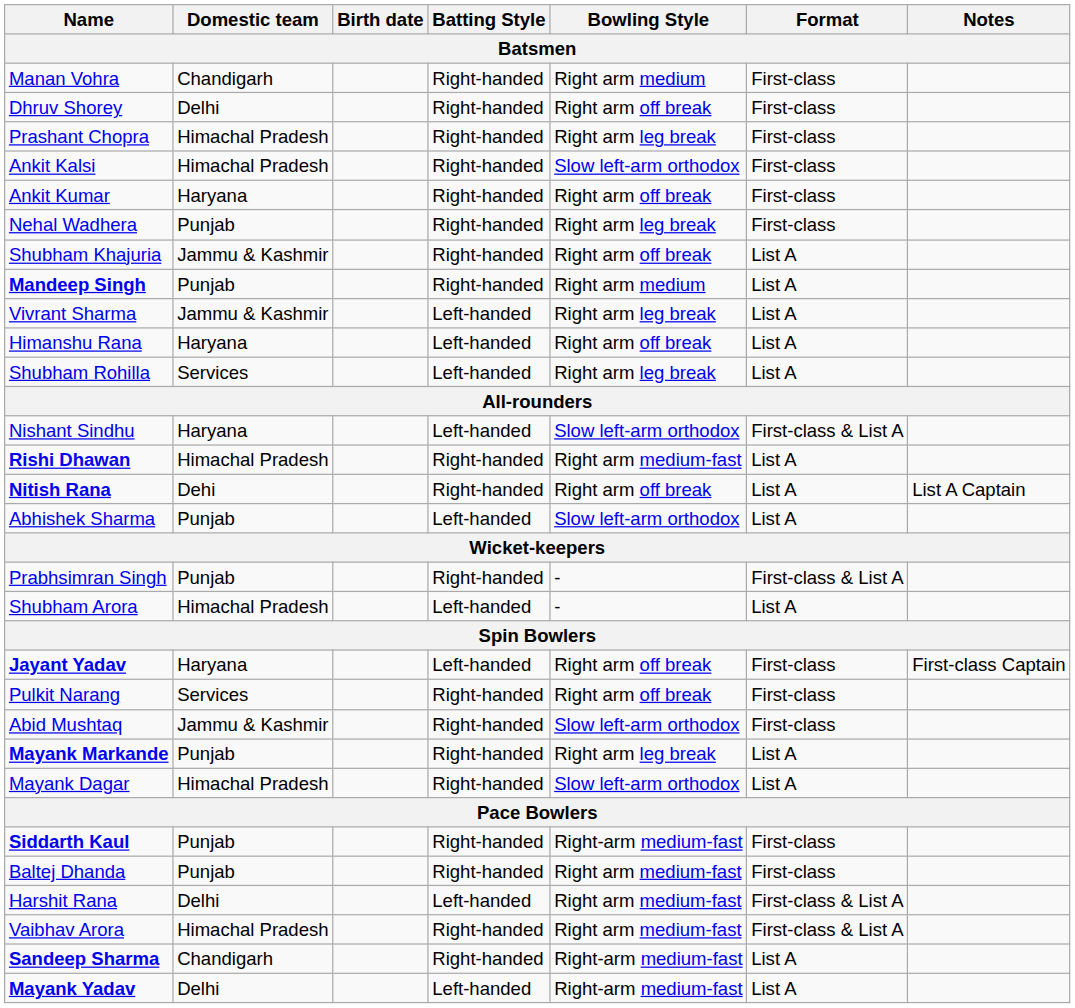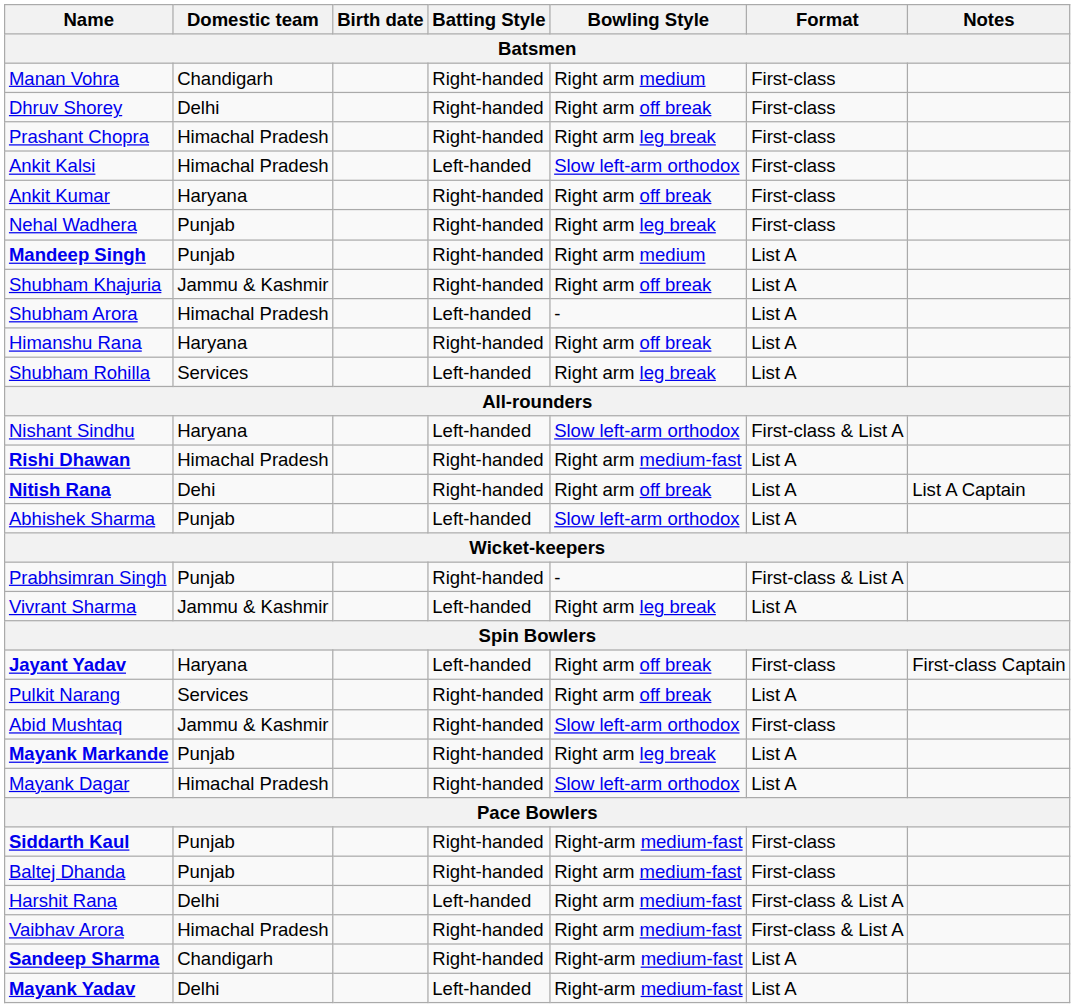(488, 166) Right-handed -> (482, 166) Left-handed
rows swapped: (77, 284) <-> (85, 254)
rows swapped: (73, 313) <-> (73, 607)
(482, 342) Left-handed -> (488, 342) Right-handed
(793, 695) First-class -> (774, 695) List A
